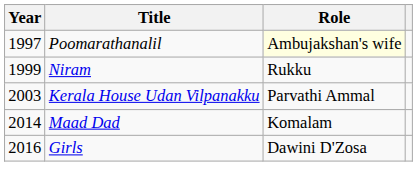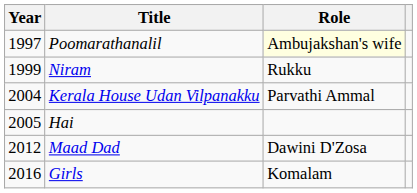(25, 95) 2003 -> (25, 95) 2004
+ row: (61, 122)
(25, 122) 2014 -> (25, 148) 2012
(300, 122) Komalam -> (317, 148) Dawini D'Zosa
(317, 148) Dawini D'Zosa -> (300, 174) Komalam
